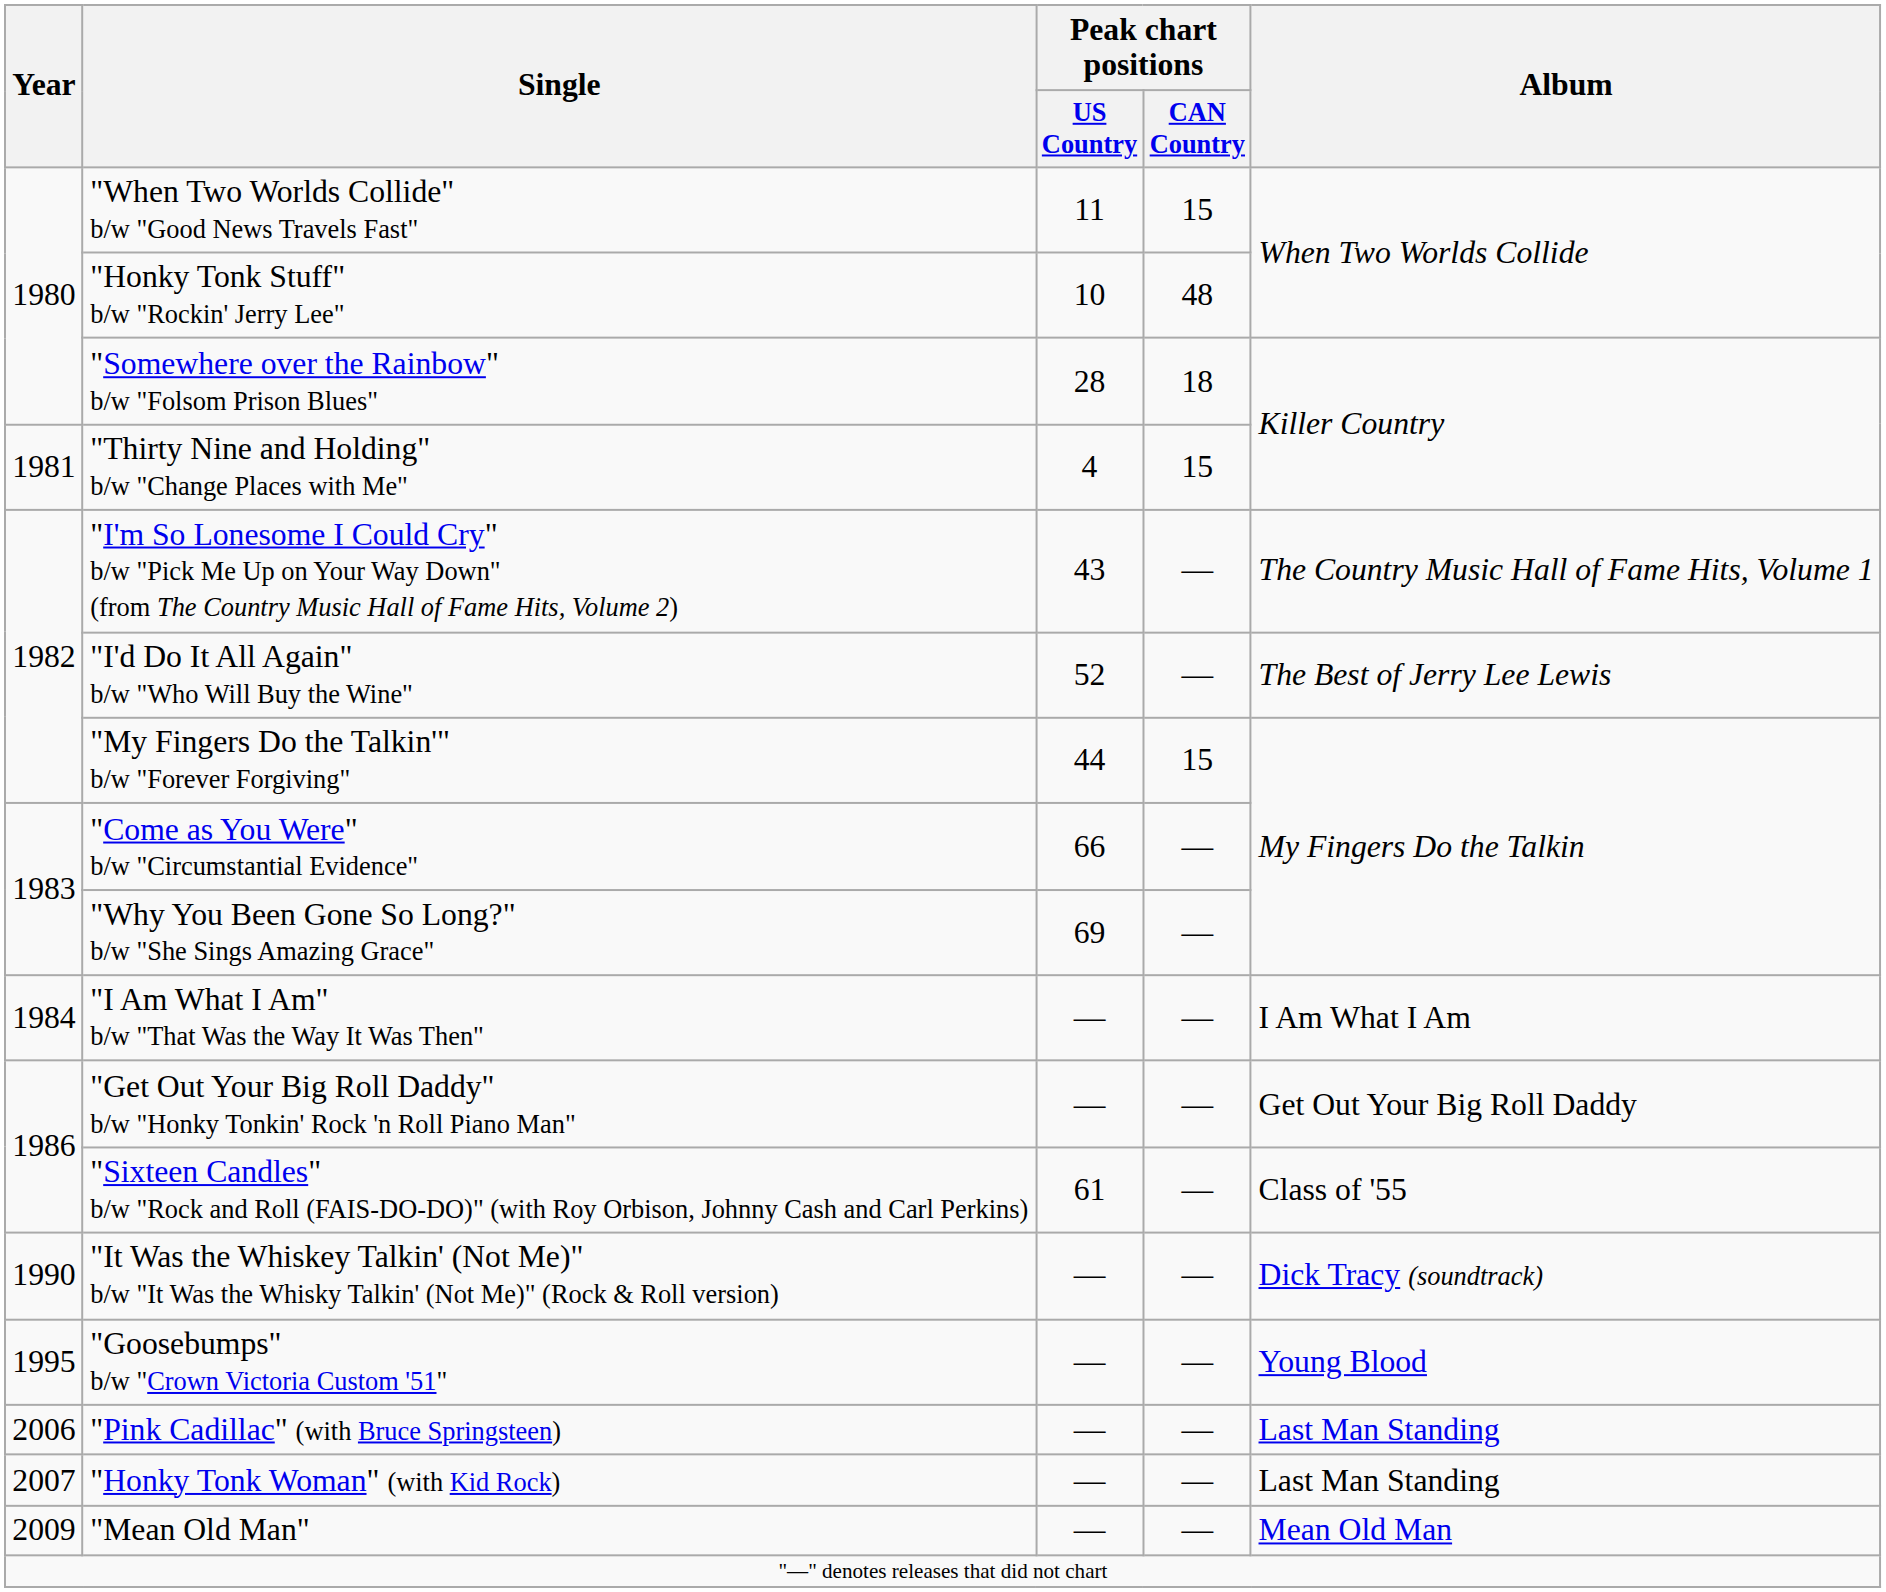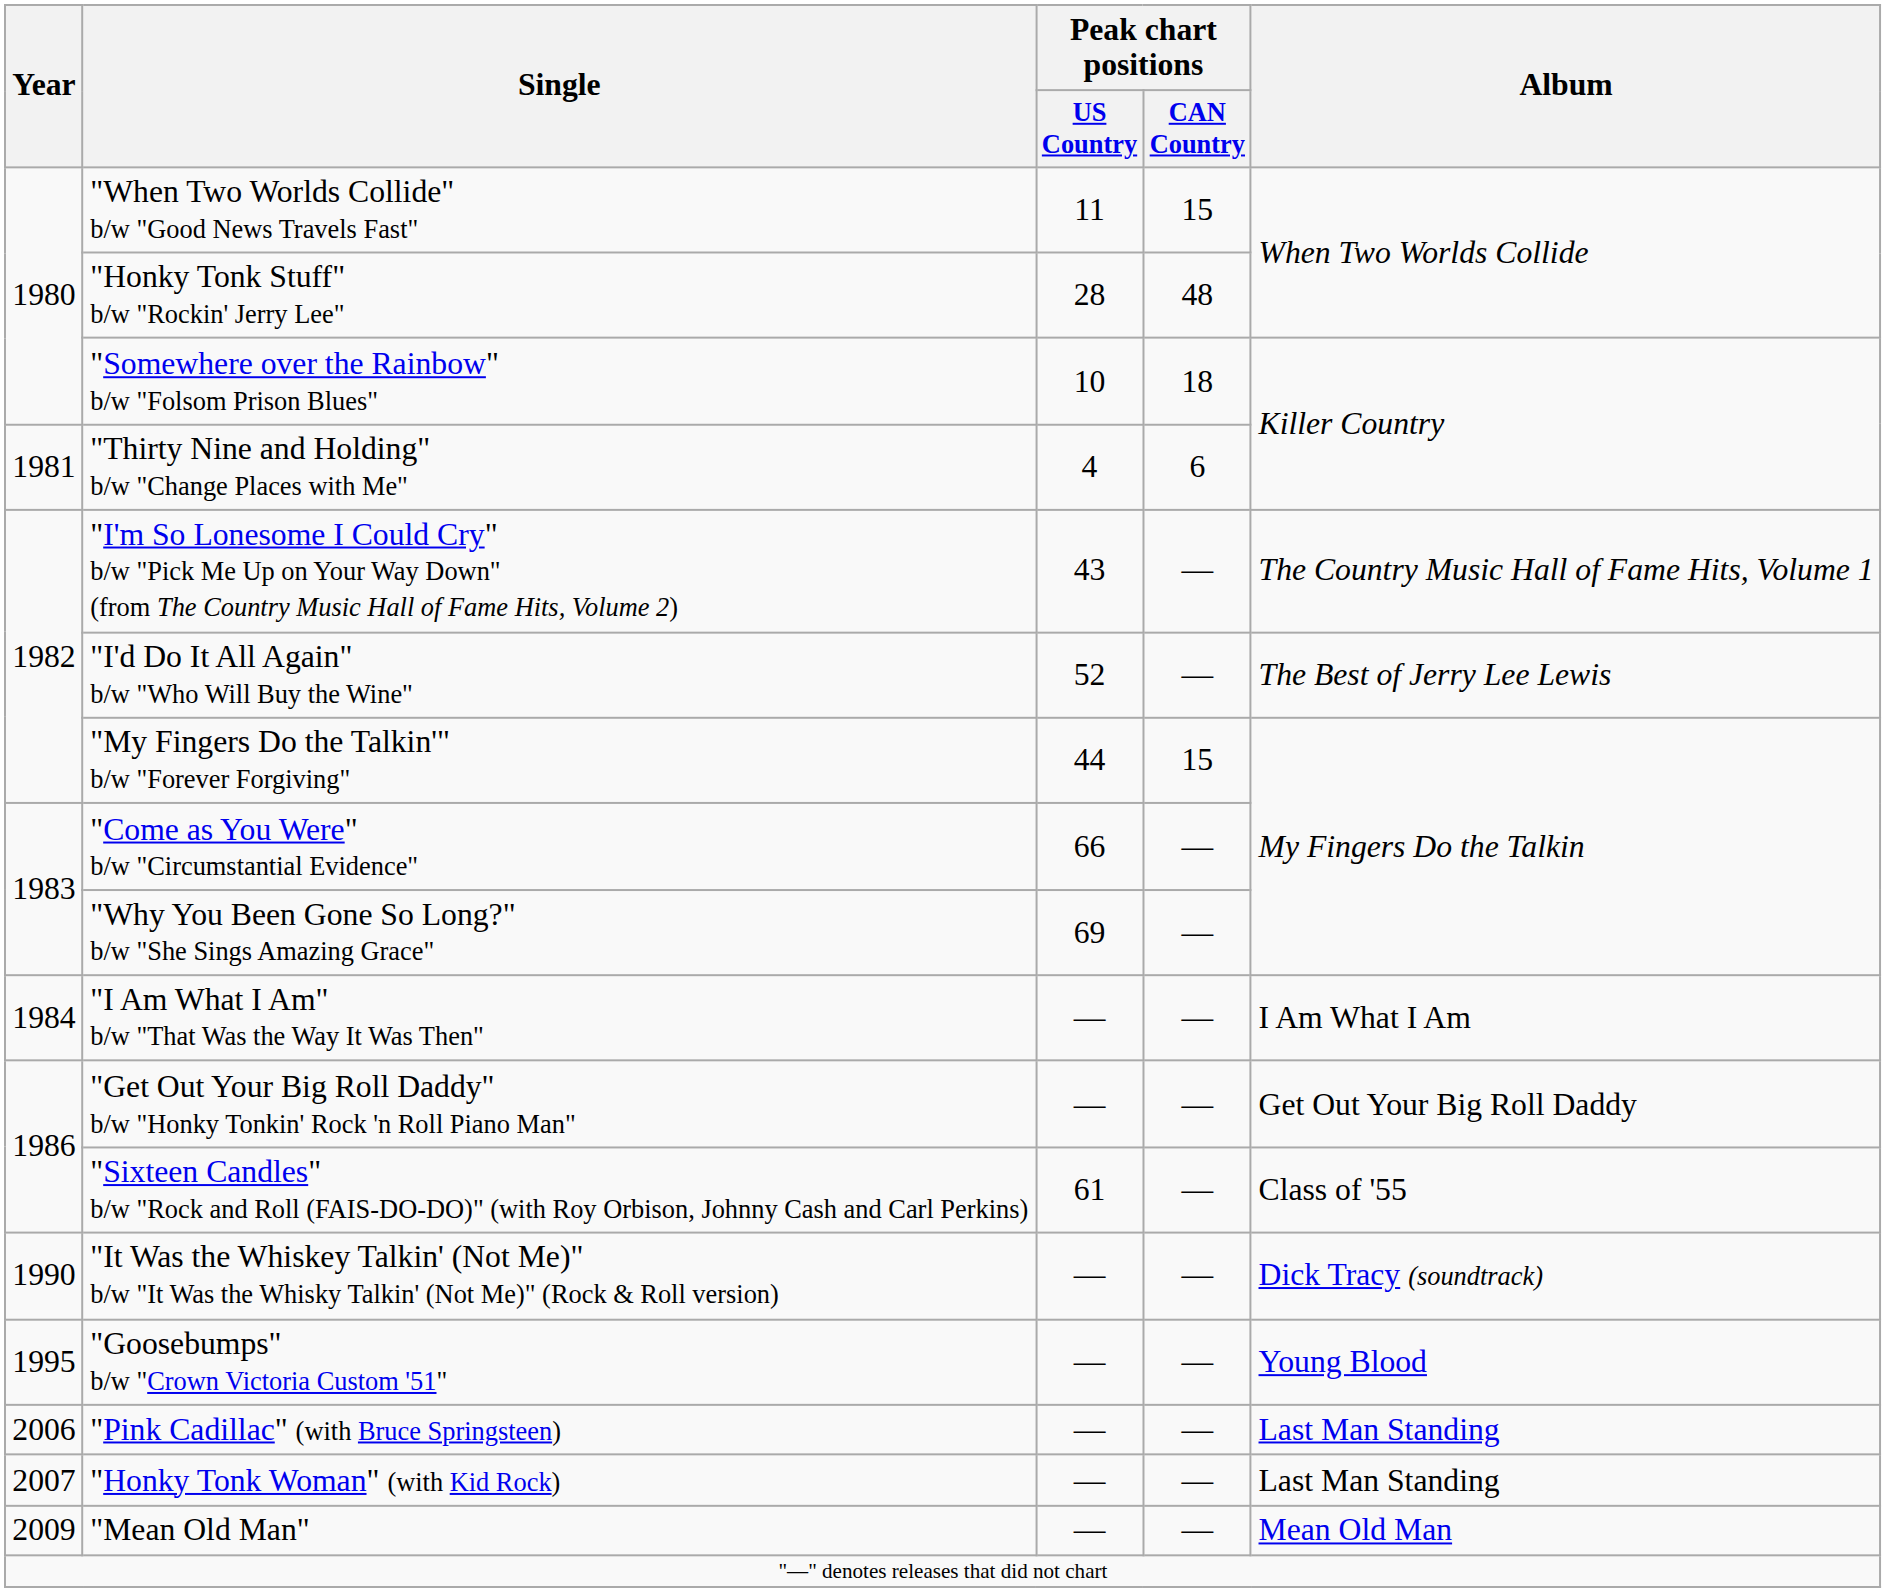(1090, 295) 10 -> (1090, 295) 28
(1090, 380) 28 -> (1090, 380) 10
(1197, 466) 15 -> (1197, 466) 6
